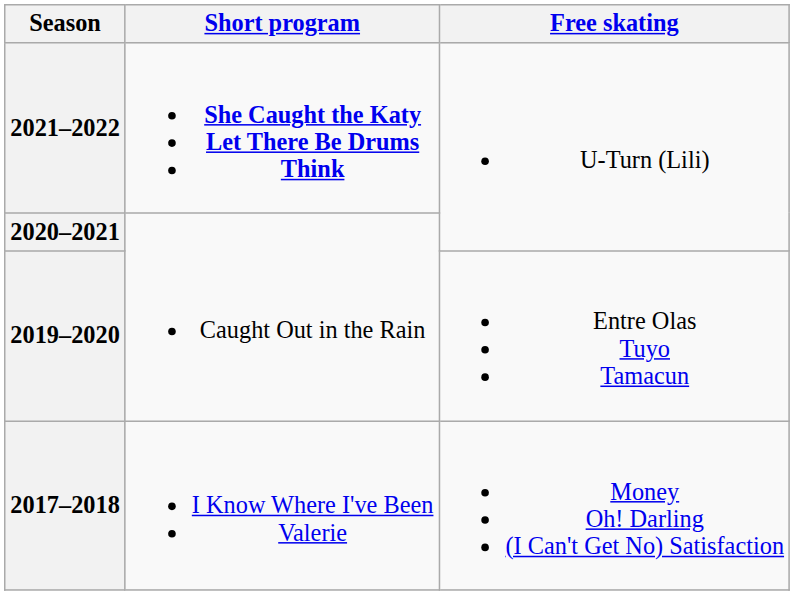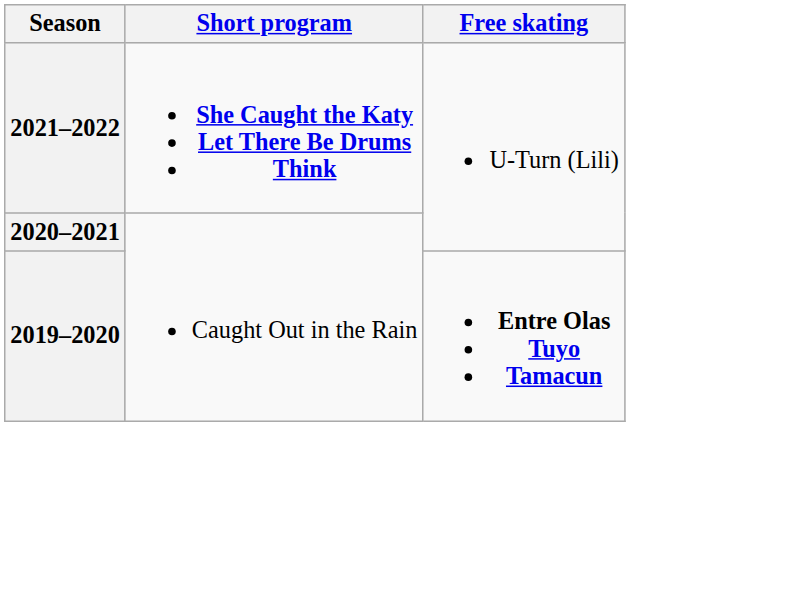(614, 350) normal -> (524, 350) bold
- row: (65, 504)
